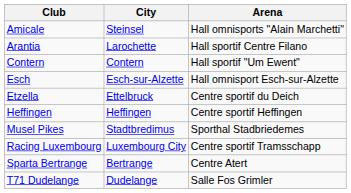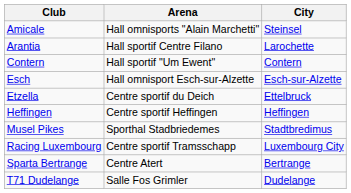columns swapped: (146, 12) <-> (267, 12)
